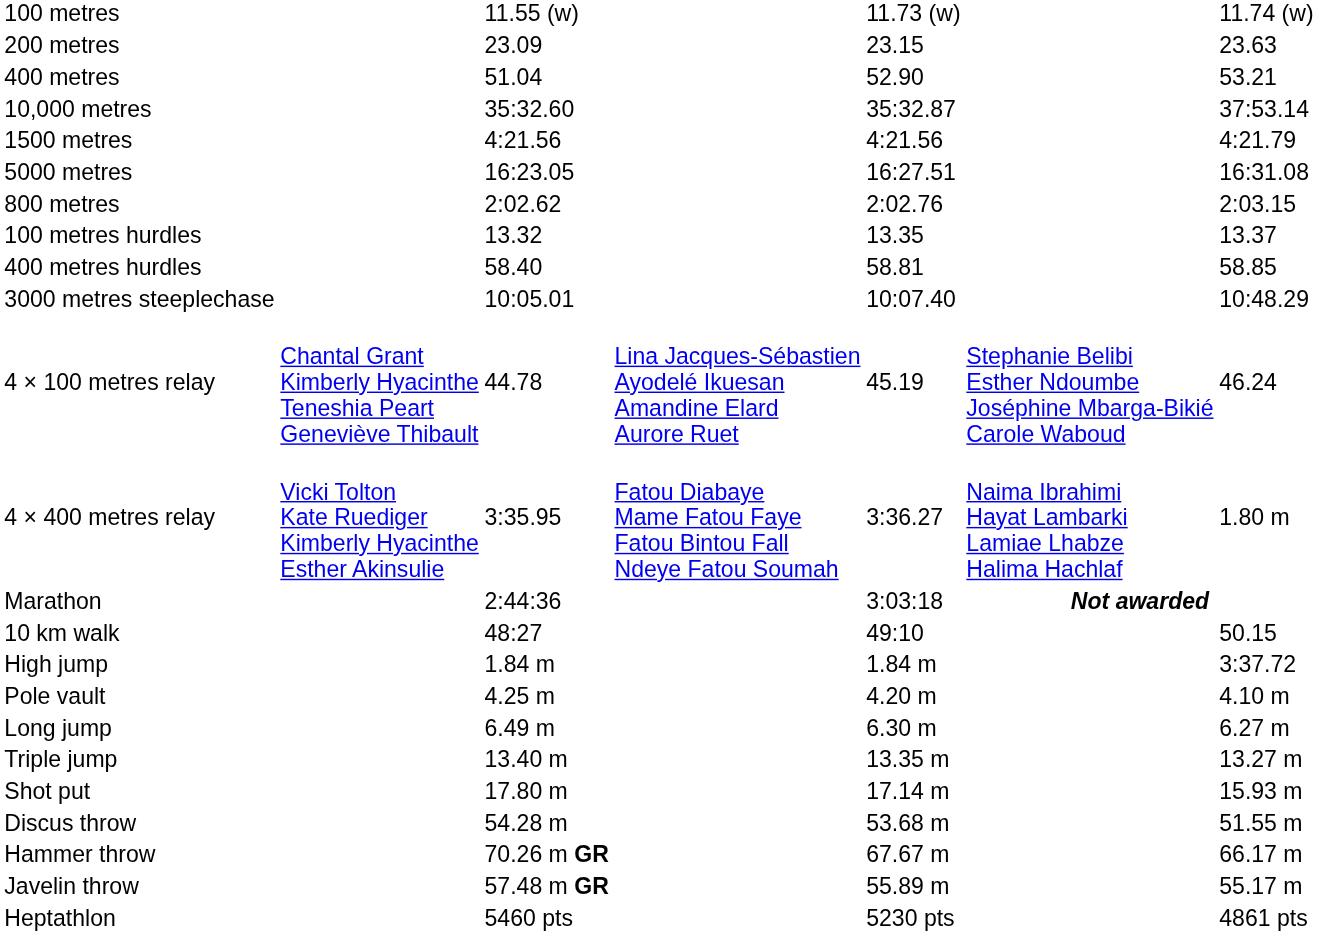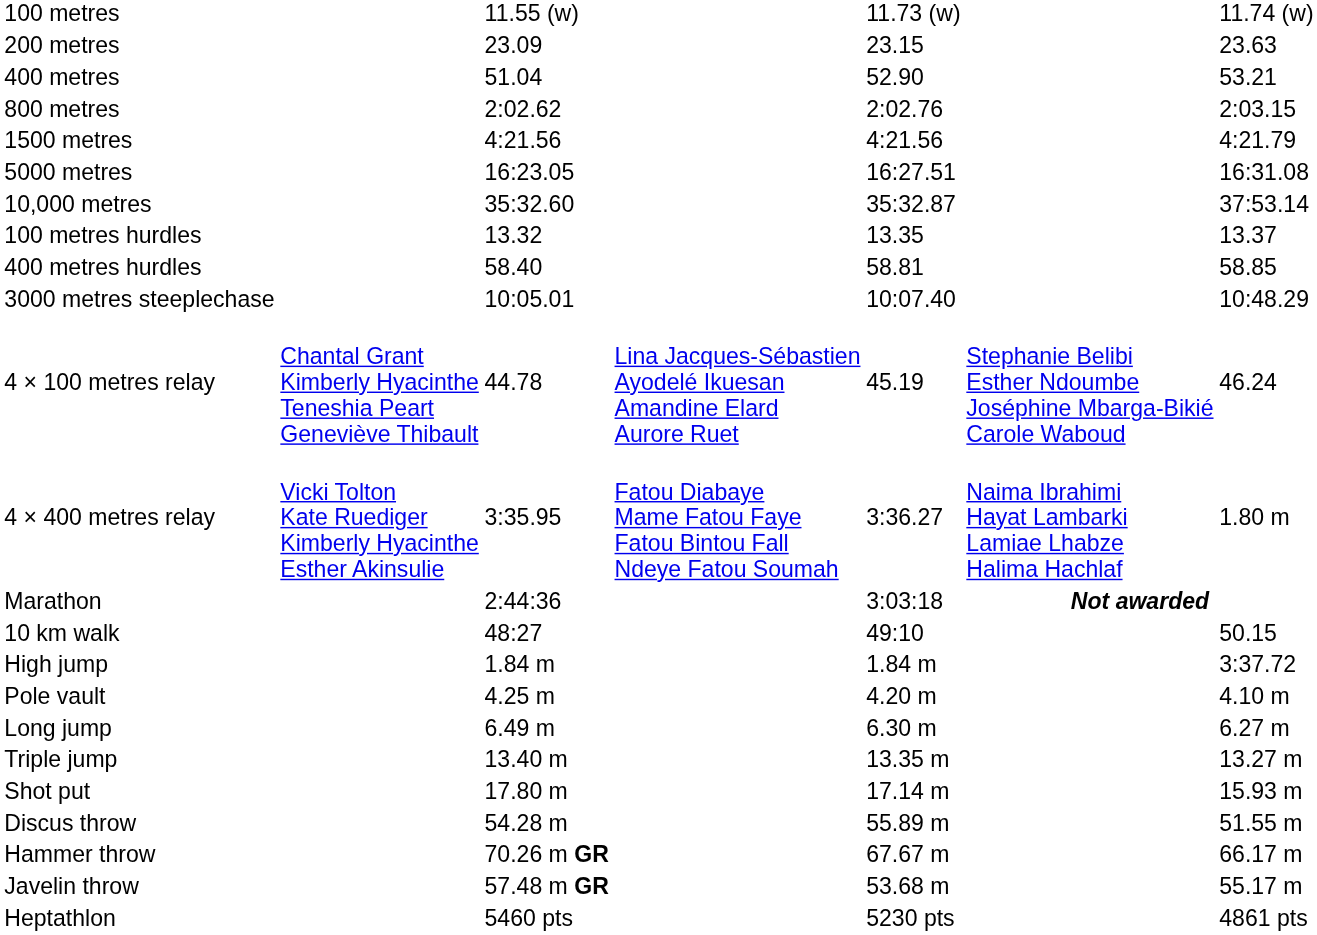rows swapped: (62, 204) <-> (78, 109)
(908, 823) 53.68 m -> (908, 823) 55.89 m
(908, 886) 55.89 m -> (908, 886) 53.68 m
